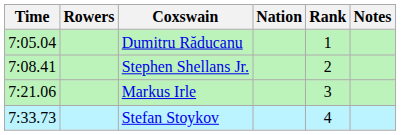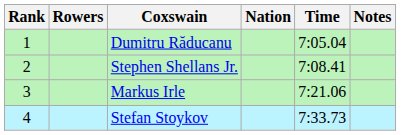columns swapped: (328, 17) <-> (32, 17)
